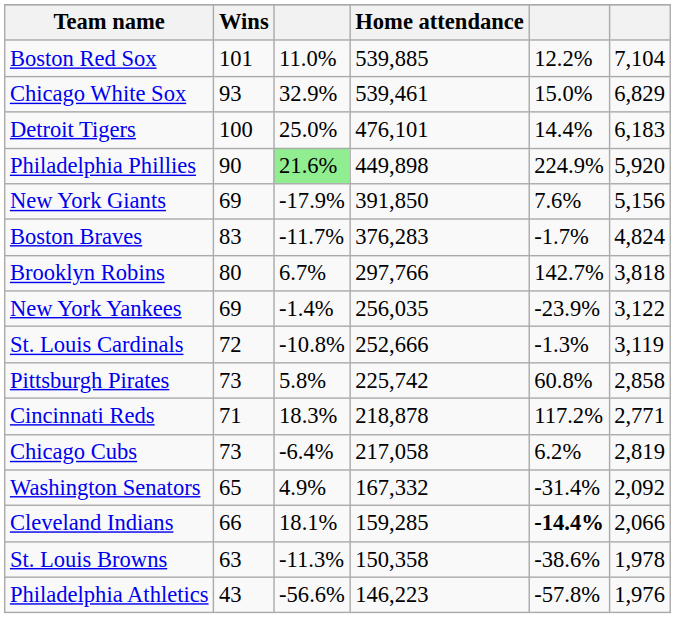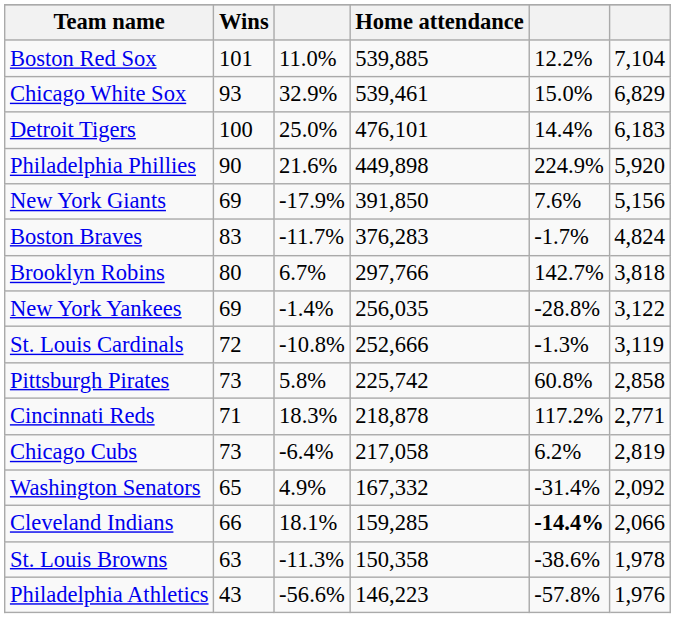(308, 165) lightgreen background -> (308, 165) no background
(567, 308) -23.9% -> (567, 308) -28.8%
